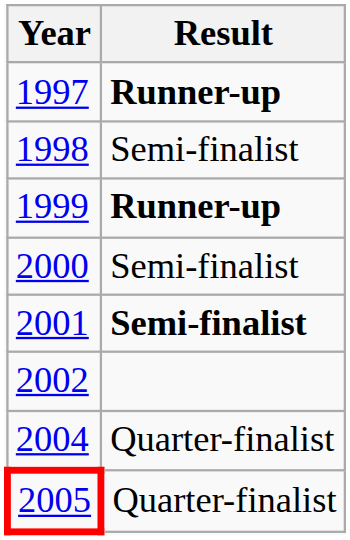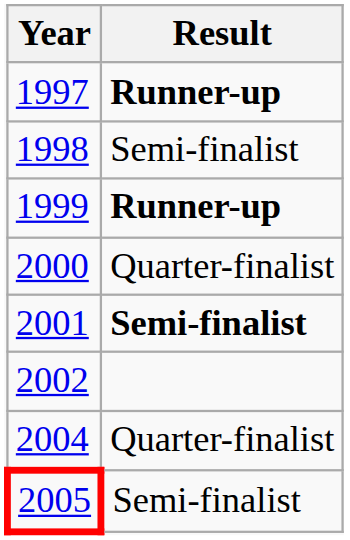(204, 264) Semi-finalist -> (222, 264) Quarter-finalist
(225, 500) Quarter-finalist -> (207, 500) Semi-finalist
